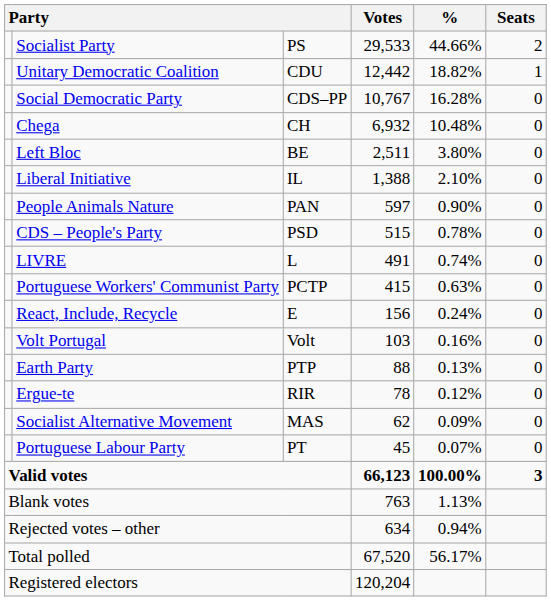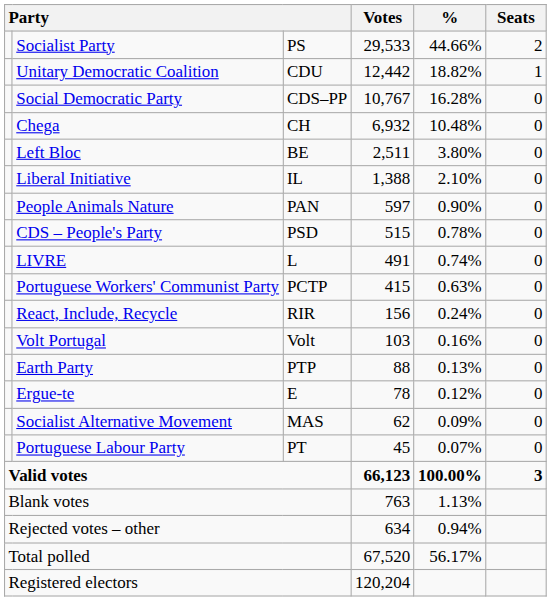(292, 313) E -> (301, 313) RIR
(301, 394) RIR -> (292, 394) E
